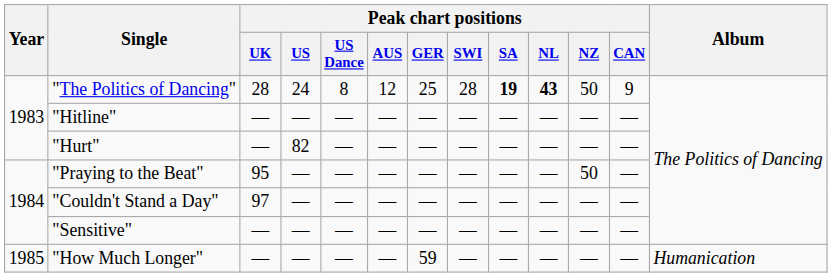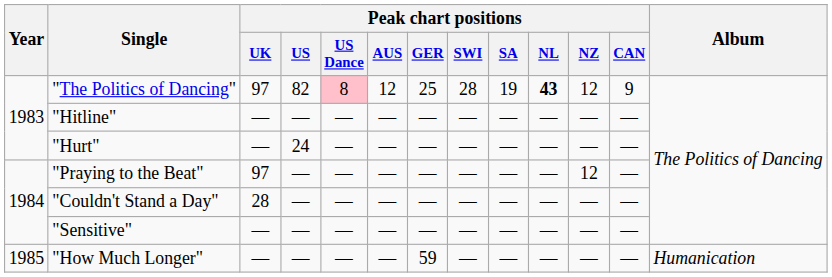(260, 89) 28 -> (260, 89) 97
(301, 89) 24 -> (301, 89) 82
(344, 89) no background -> (344, 89) pink background
(508, 89) bold -> (508, 89) normal
(589, 89) 50 -> (589, 89) 12
(301, 145) 82 -> (301, 145) 24
(260, 173) 95 -> (260, 173) 97
(589, 173) 50 -> (589, 173) 12
(260, 201) 97 -> (260, 201) 28
